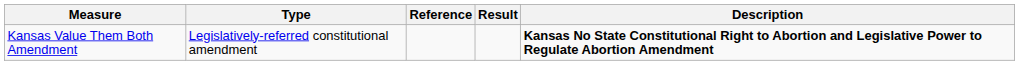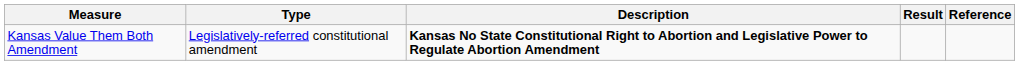columns swapped: (768, 14) <-> (441, 14)
